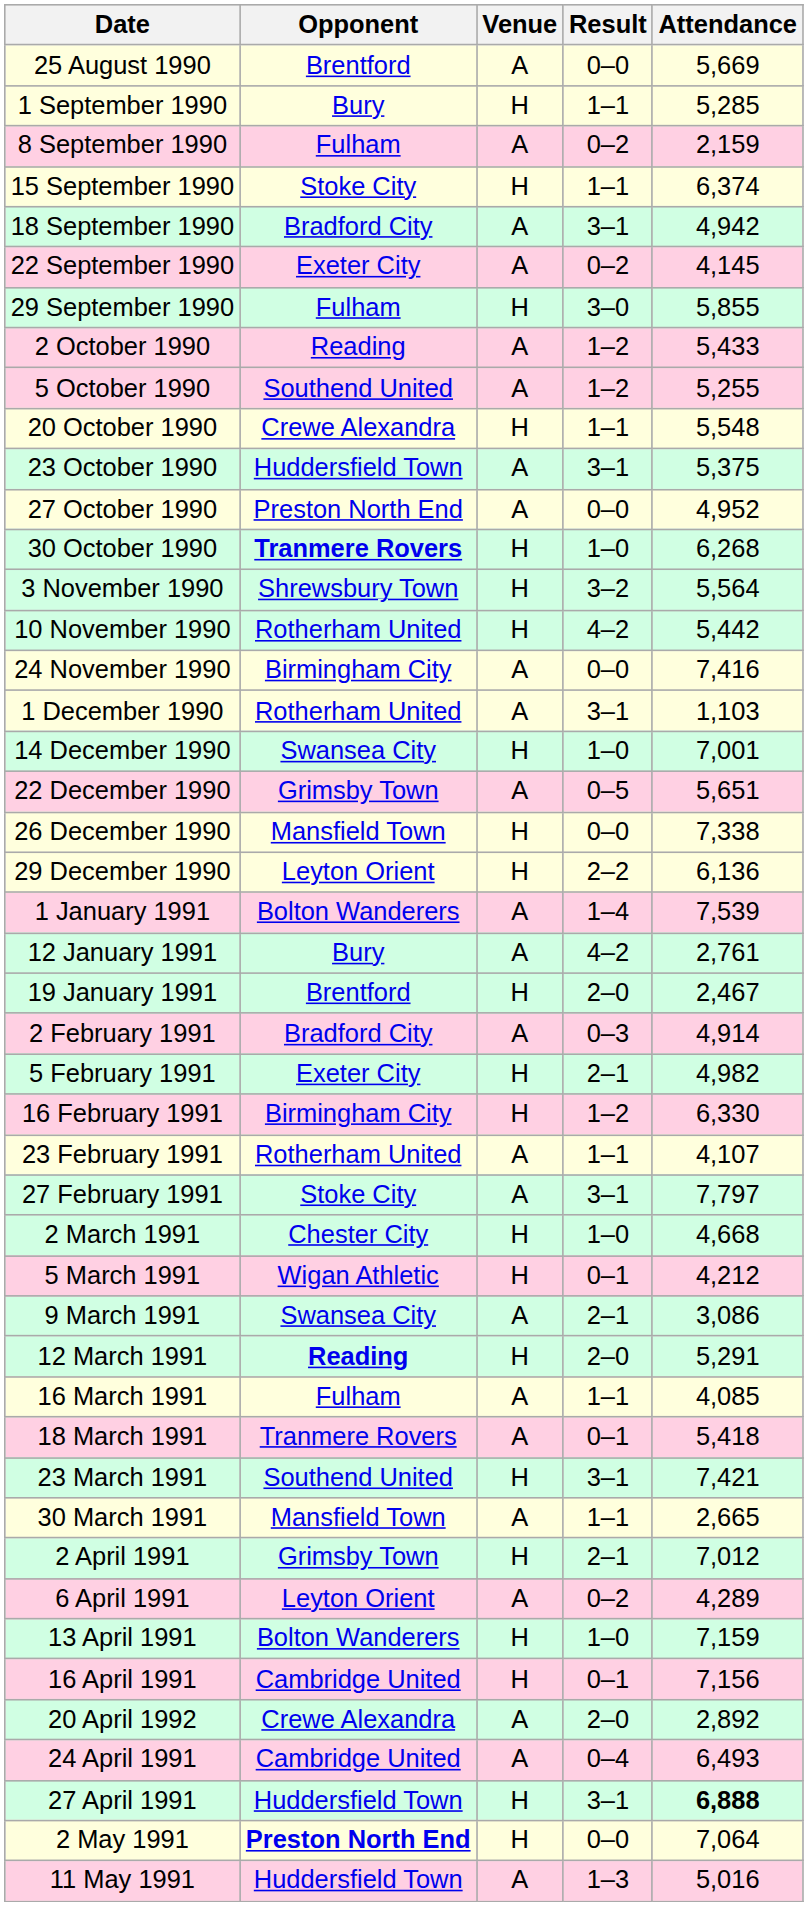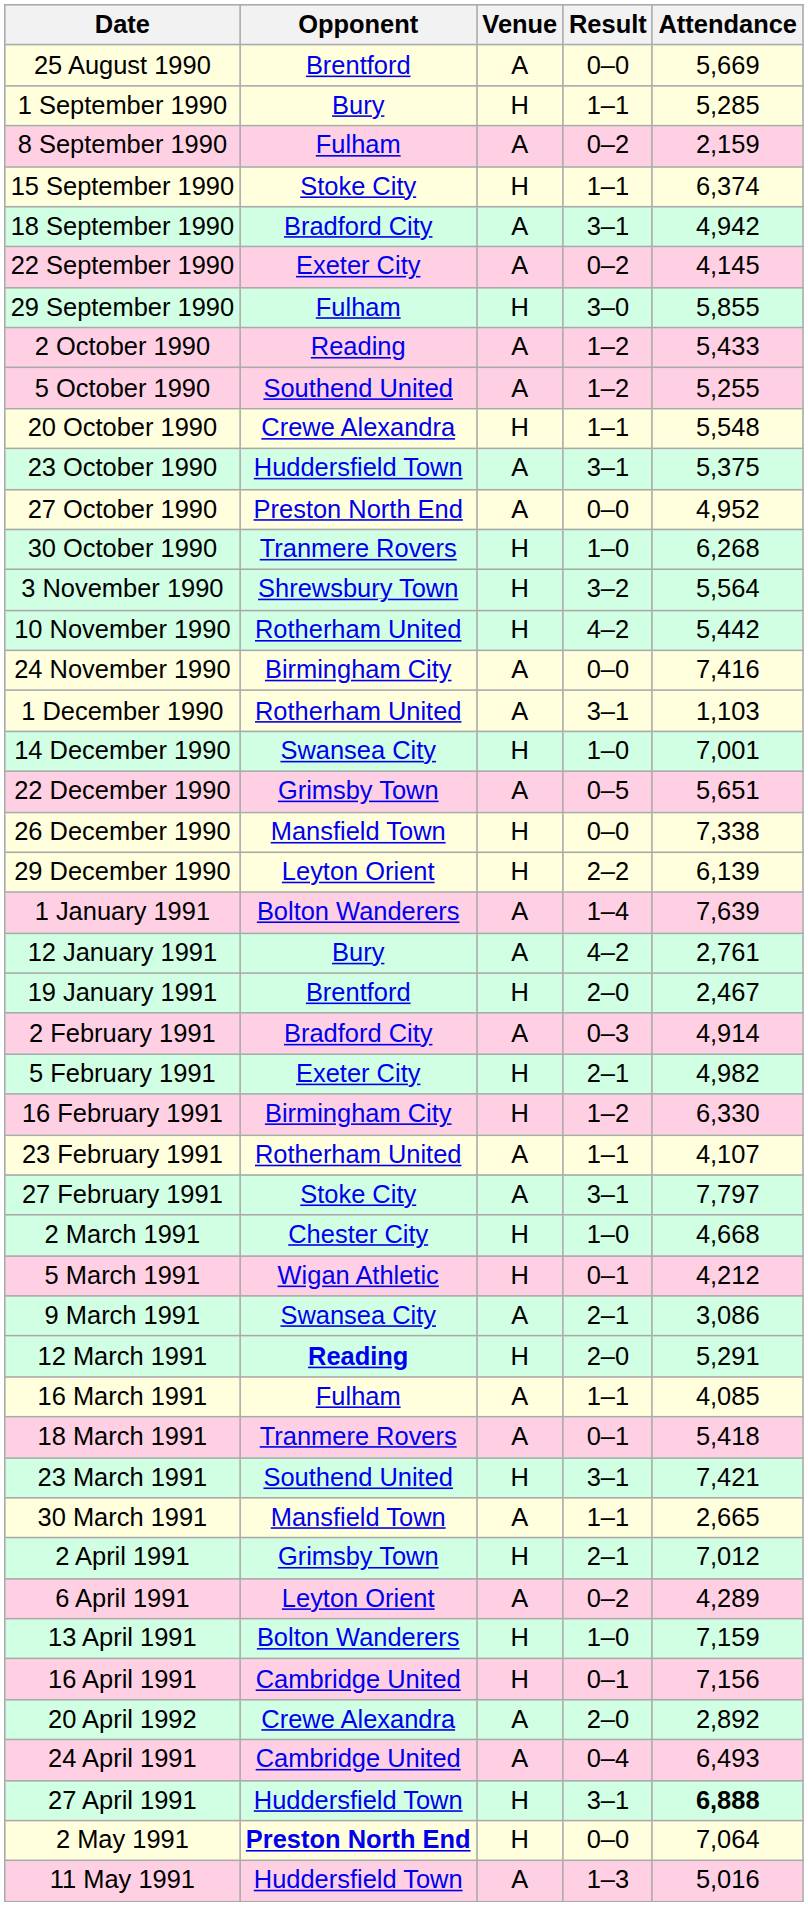(358, 549) bold -> (358, 549) normal
(728, 871) 6,136 -> (728, 871) 6,139
(728, 912) 7,539 -> (728, 912) 7,639
